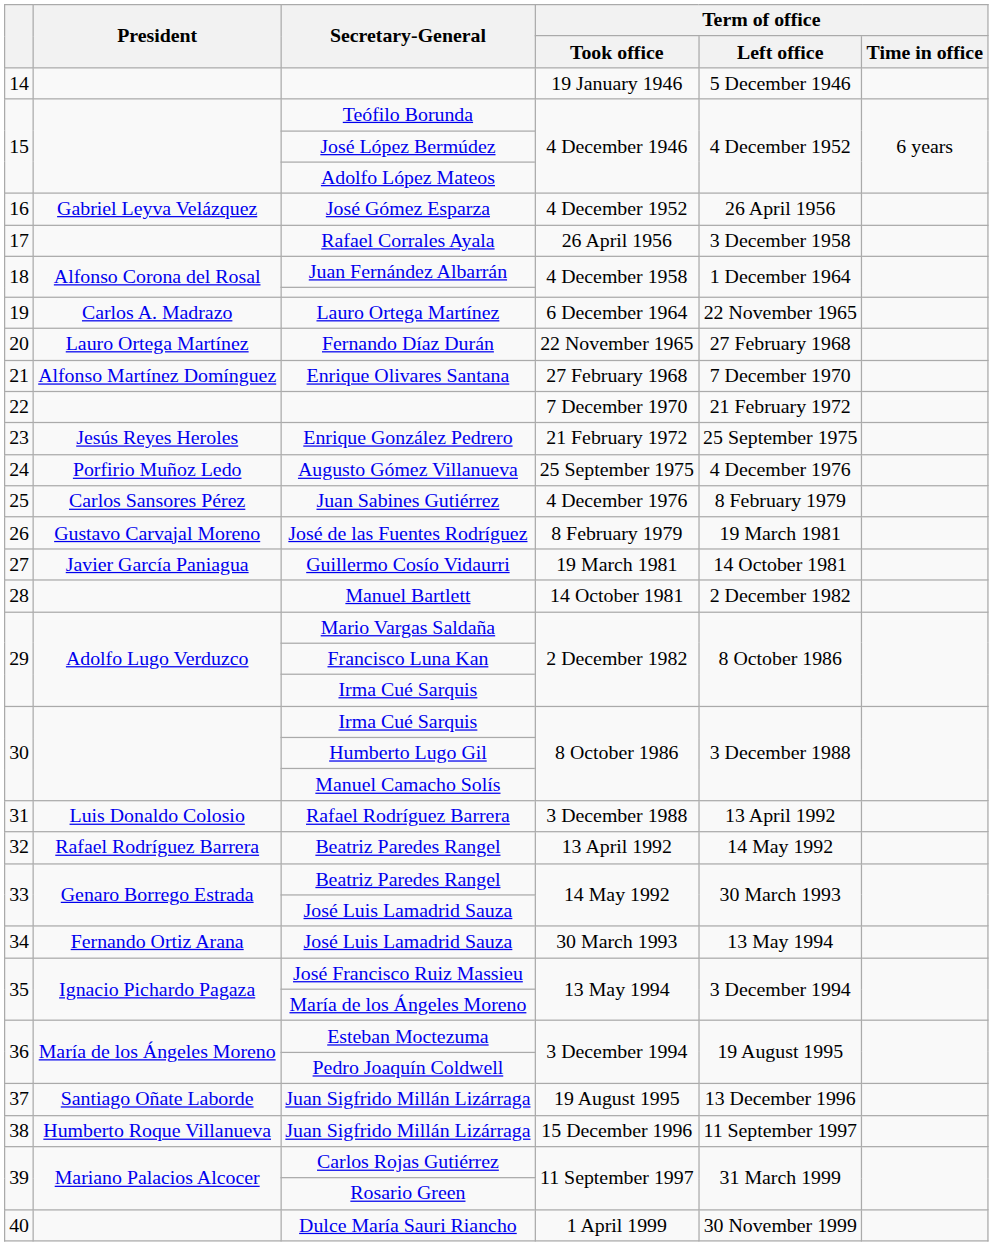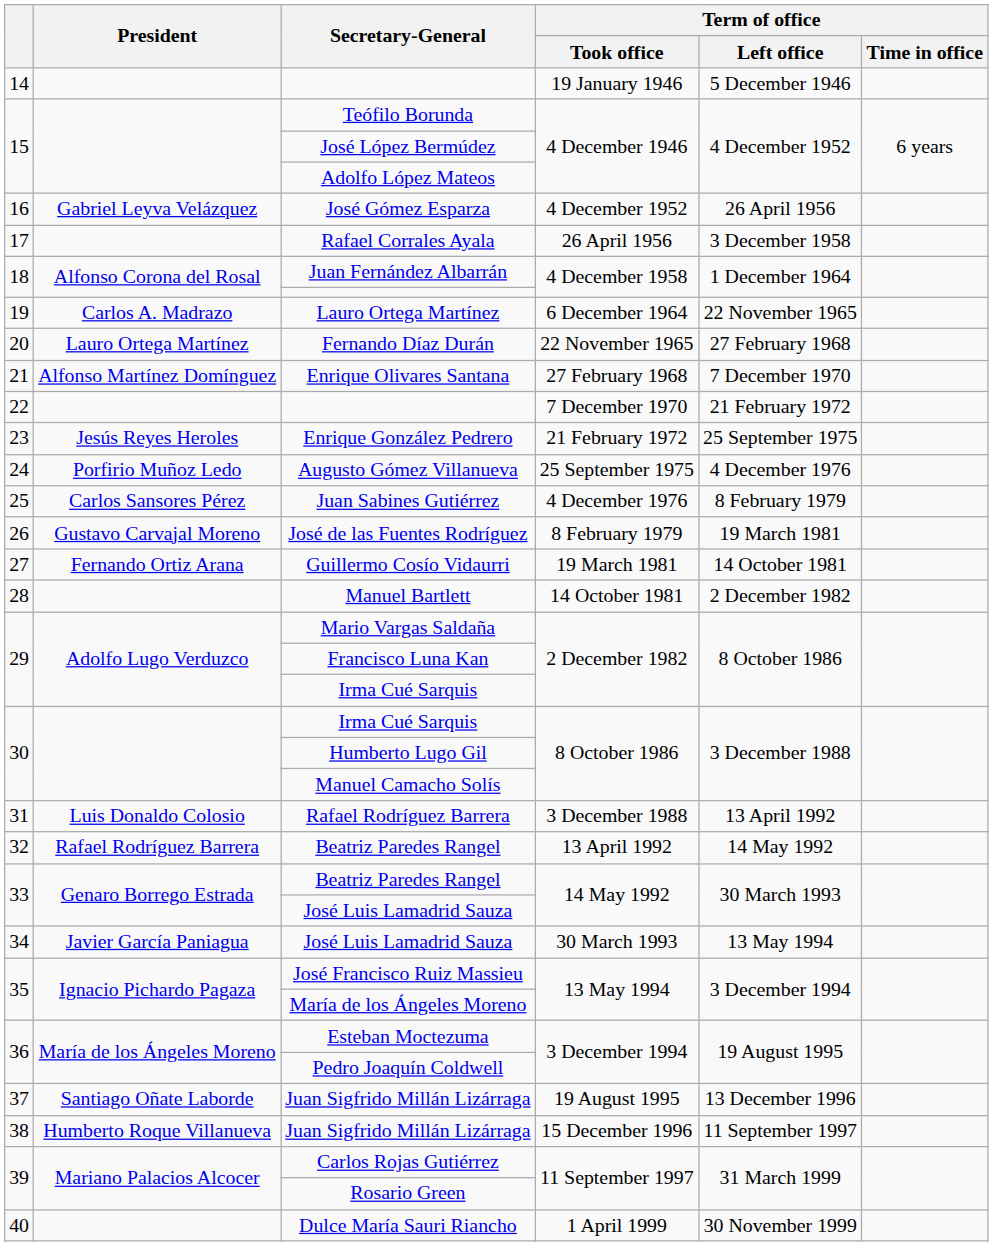(157, 564) Javier García Paniagua -> (157, 564) Fernando Ortiz Arana
(157, 941) Fernando Ortiz Arana -> (157, 941) Javier García Paniagua
